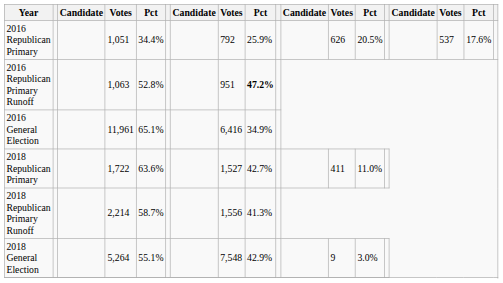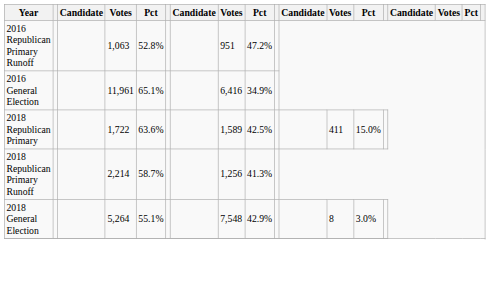- row: (29, 40)
(260, 84) bold -> (260, 45) normal
(231, 168) 1,527 -> (231, 129) 1,589
(260, 168) 42.7% -> (260, 129) 42.5%
(370, 168) 11.0% -> (368, 129) 15.0%
(231, 213) 1,556 -> (231, 174) 1,256
(333, 258) 9 -> (331, 219) 8
